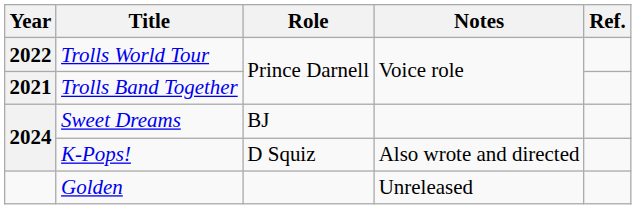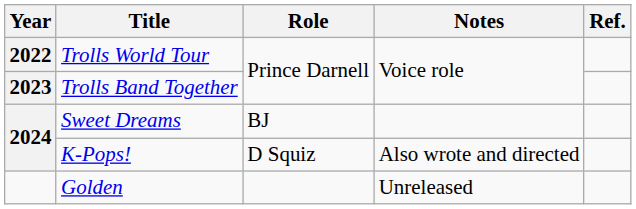(30, 87) 2021 -> (30, 87) 2023
